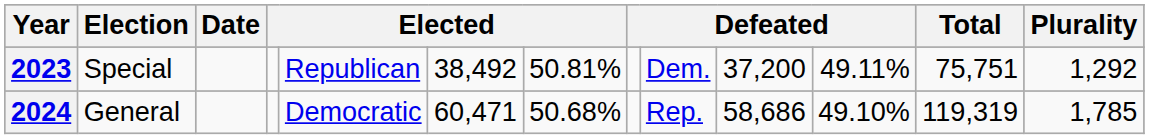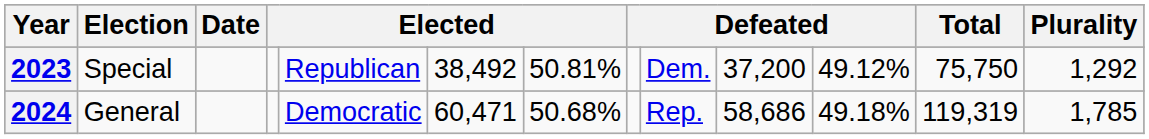(865, 68) 49.11% -> (864, 68) 49.12%
(977, 68) 75,751 -> (977, 68) 75,750
(864, 111) 49.10% -> (864, 111) 49.18%
